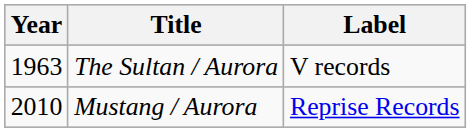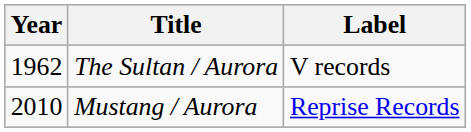(37, 65) 1963 -> (37, 65) 1962
